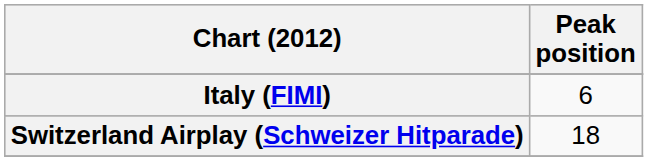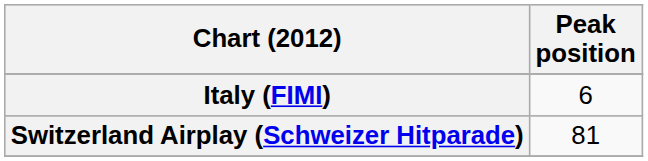(586, 135) 18 -> (586, 135) 81
